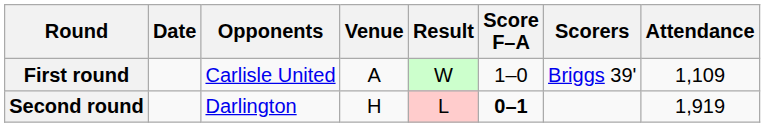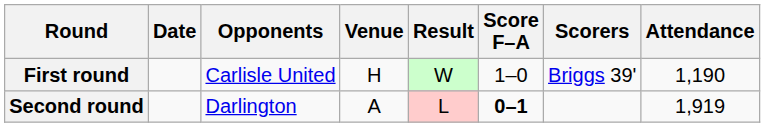(374, 74) A -> (374, 74) H
(700, 74) 1,109 -> (700, 74) 1,190
(374, 106) H -> (374, 106) A
